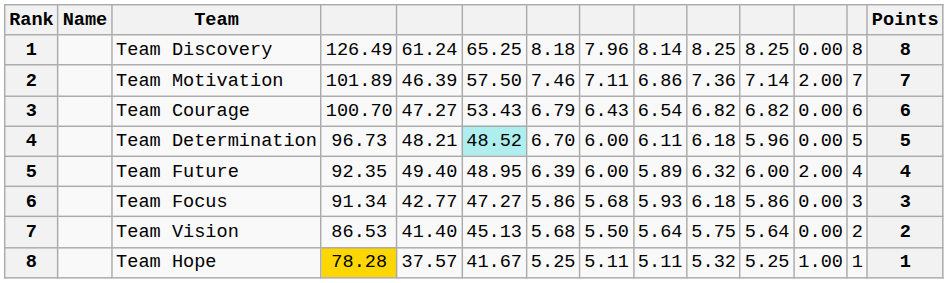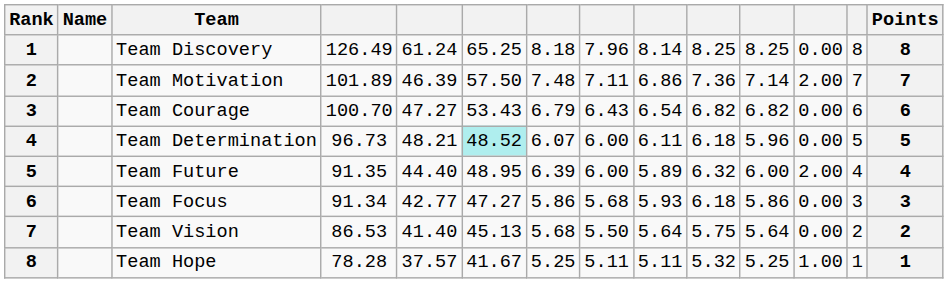(553, 80) 7.46 -> (553, 80) 7.48
(553, 141) 6.70 -> (553, 141) 6.07
(359, 171) 92.35 -> (359, 171) 91.35
(429, 171) 49.40 -> (429, 171) 44.40
(359, 262) gold background -> (359, 262) no background
